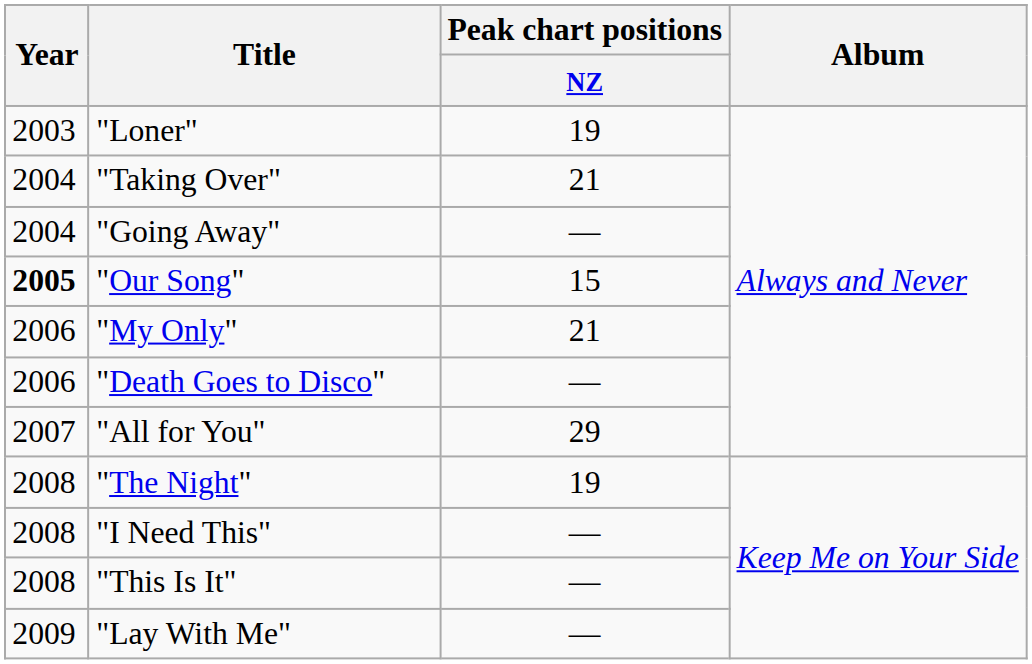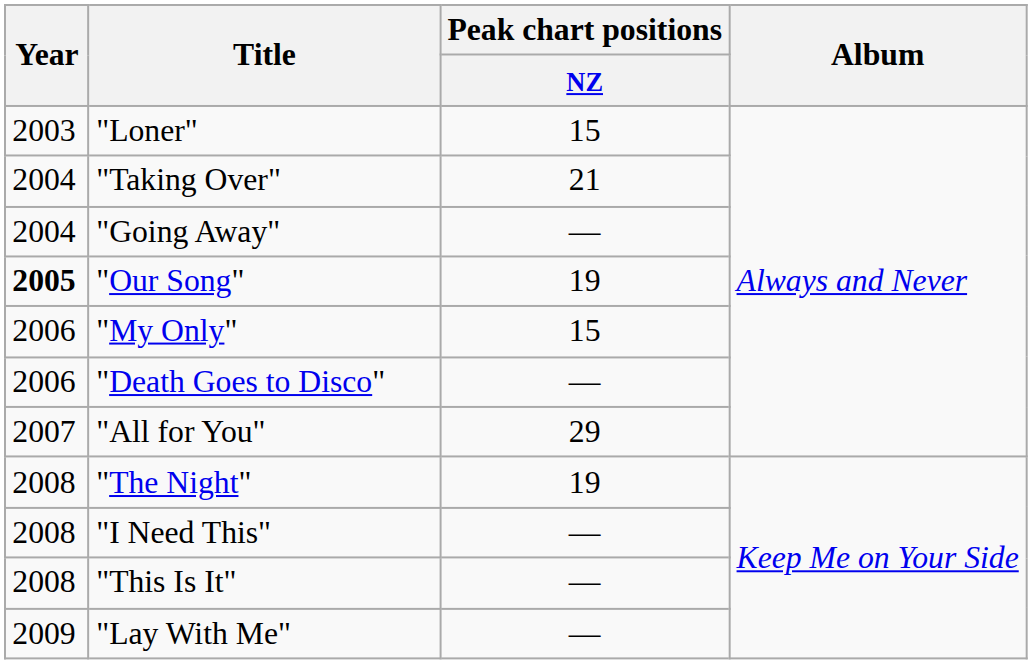(585, 130) 19 -> (585, 130) 15
(585, 280) 15 -> (585, 280) 19
(585, 331) 21 -> (585, 331) 15
